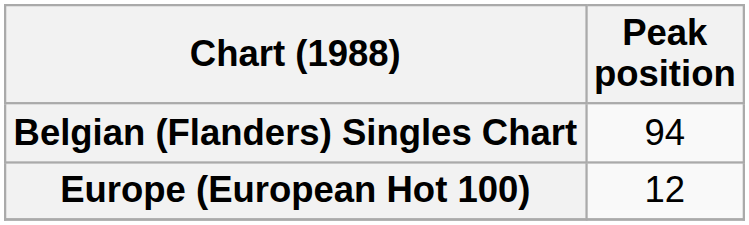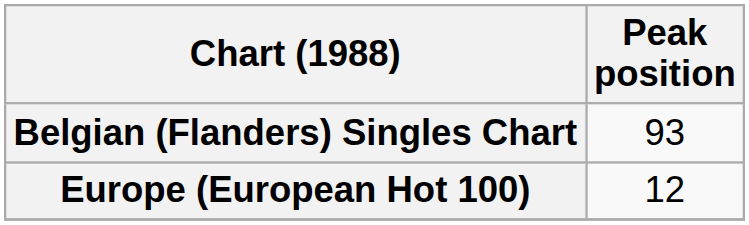(665, 132) 94 -> (665, 132) 93
